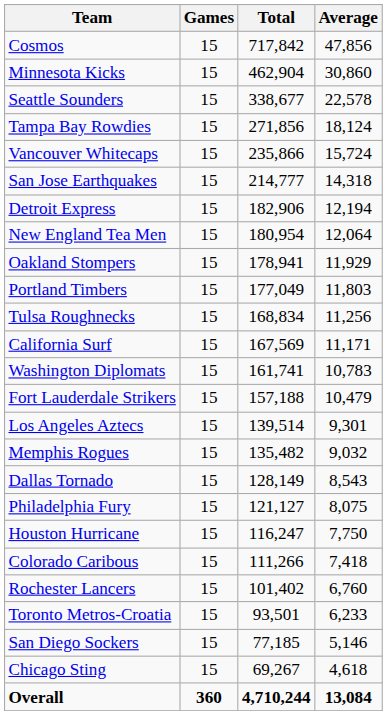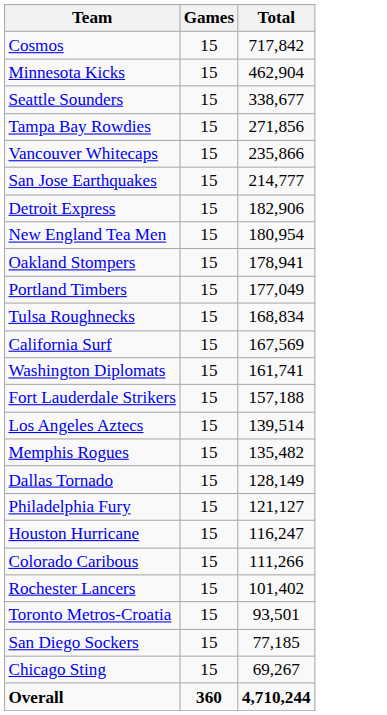- column: (348, 18)
